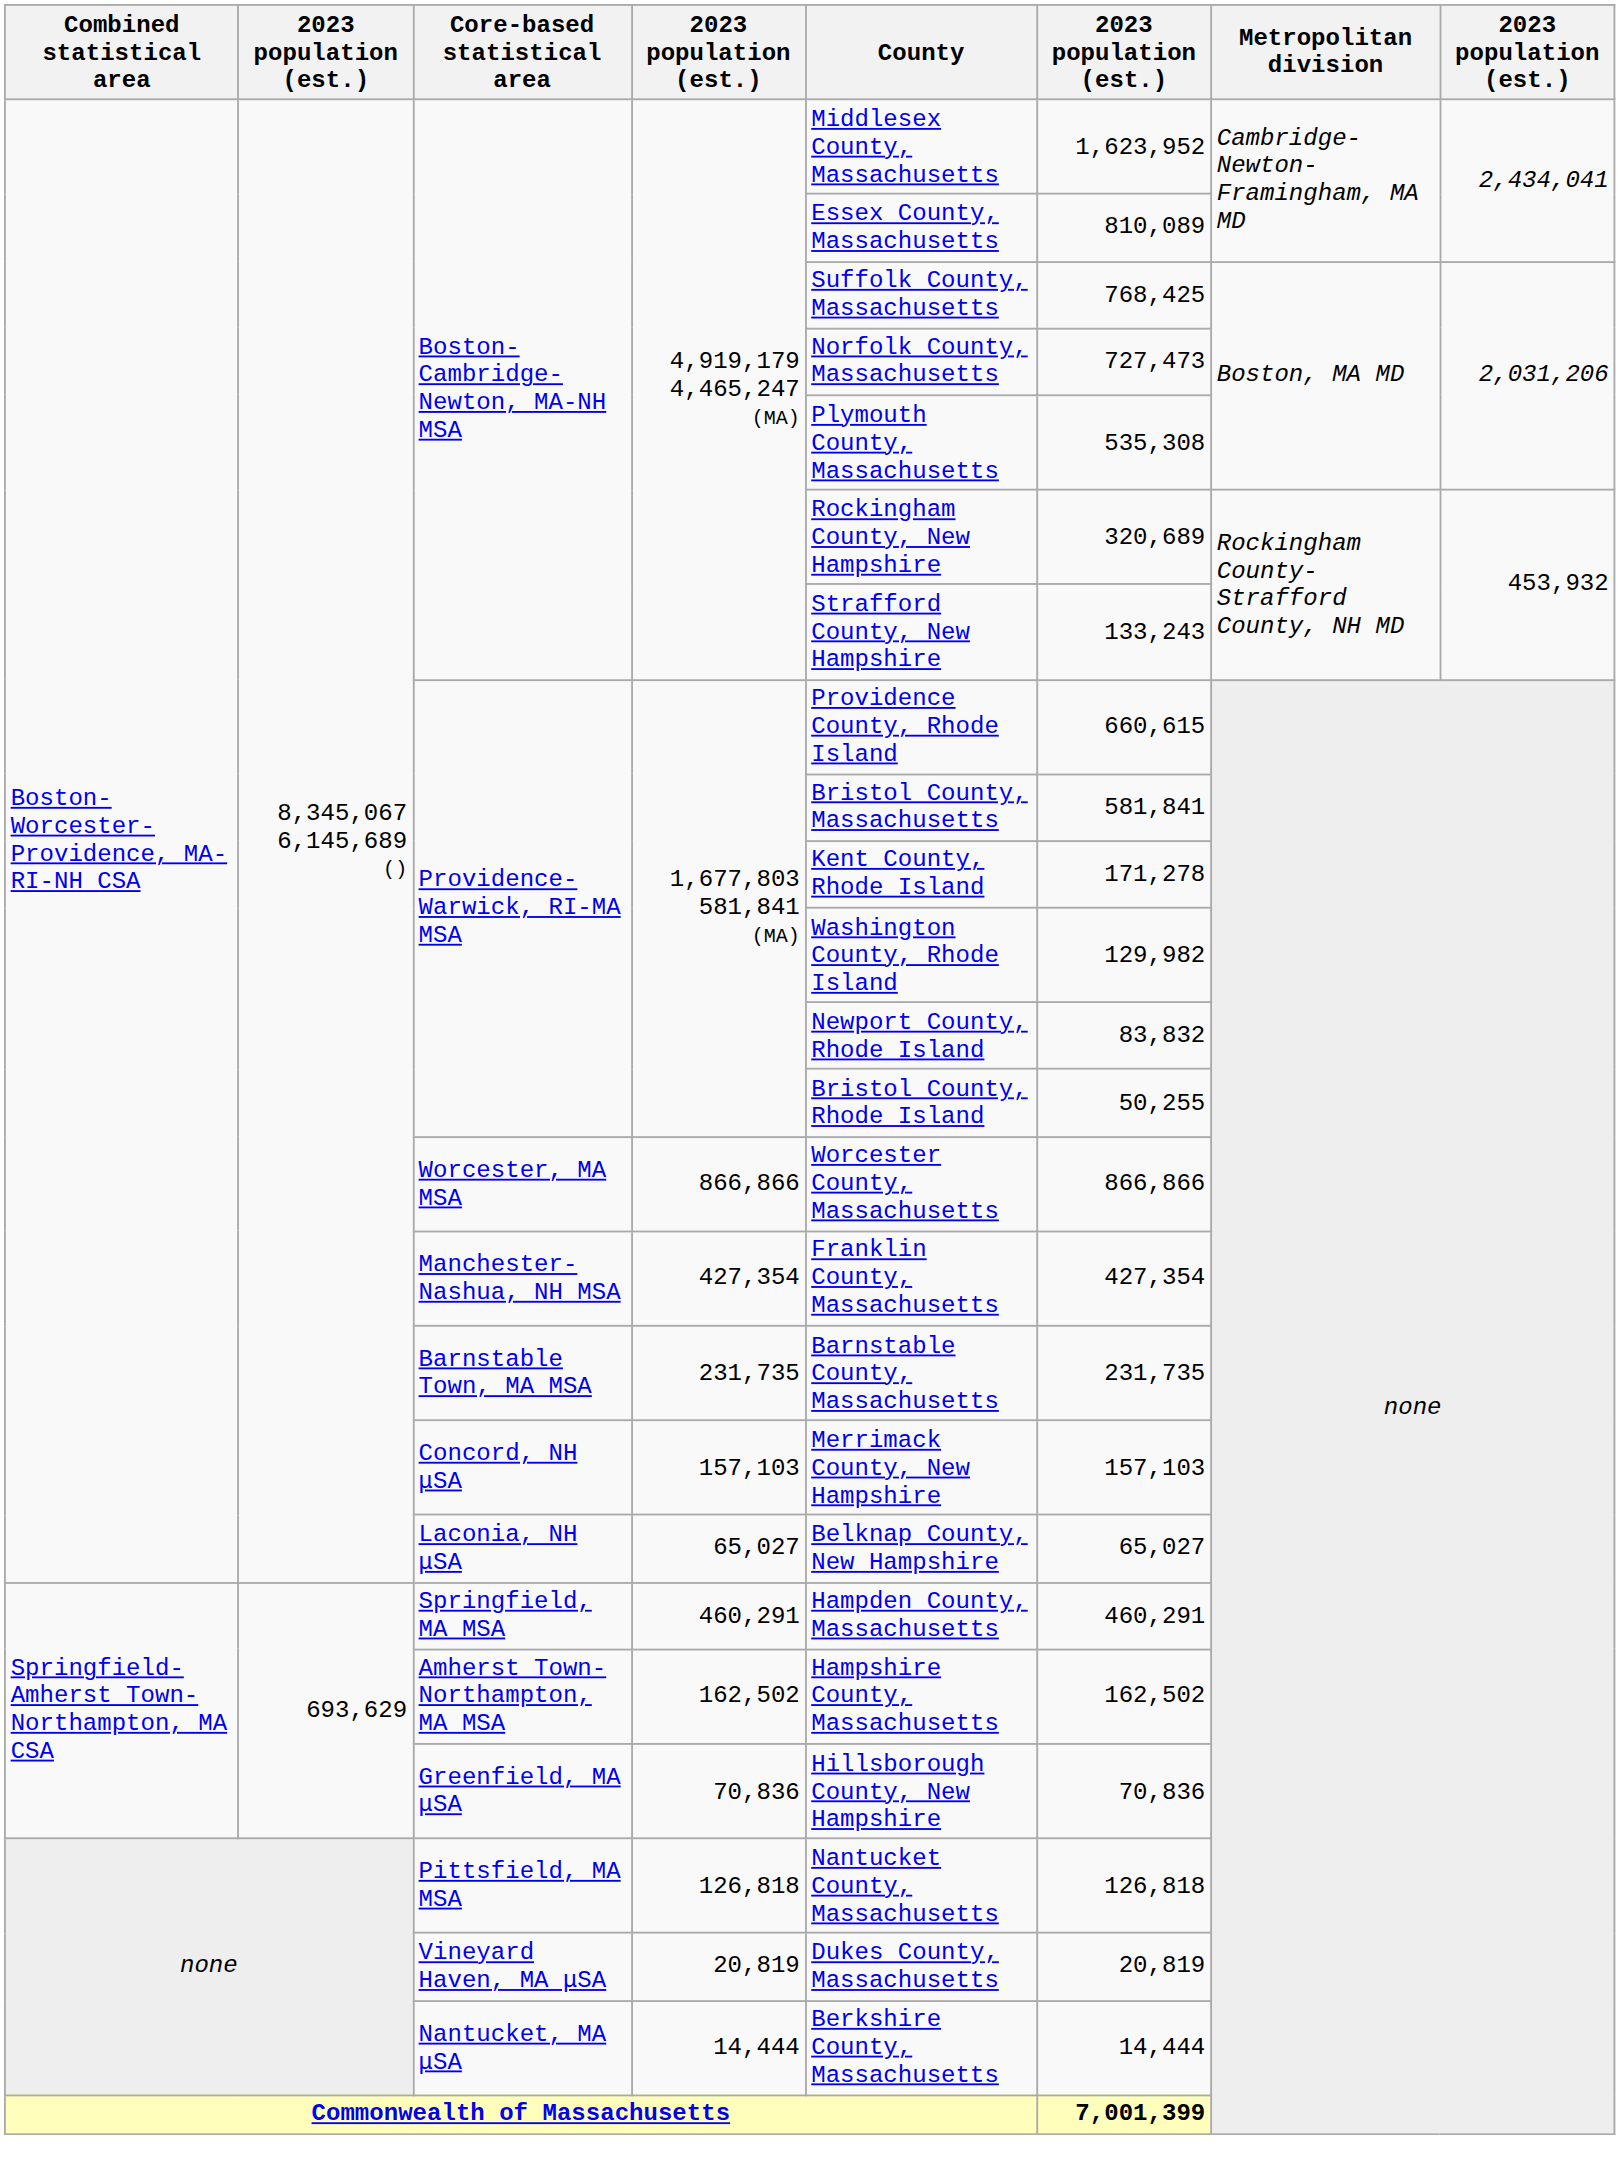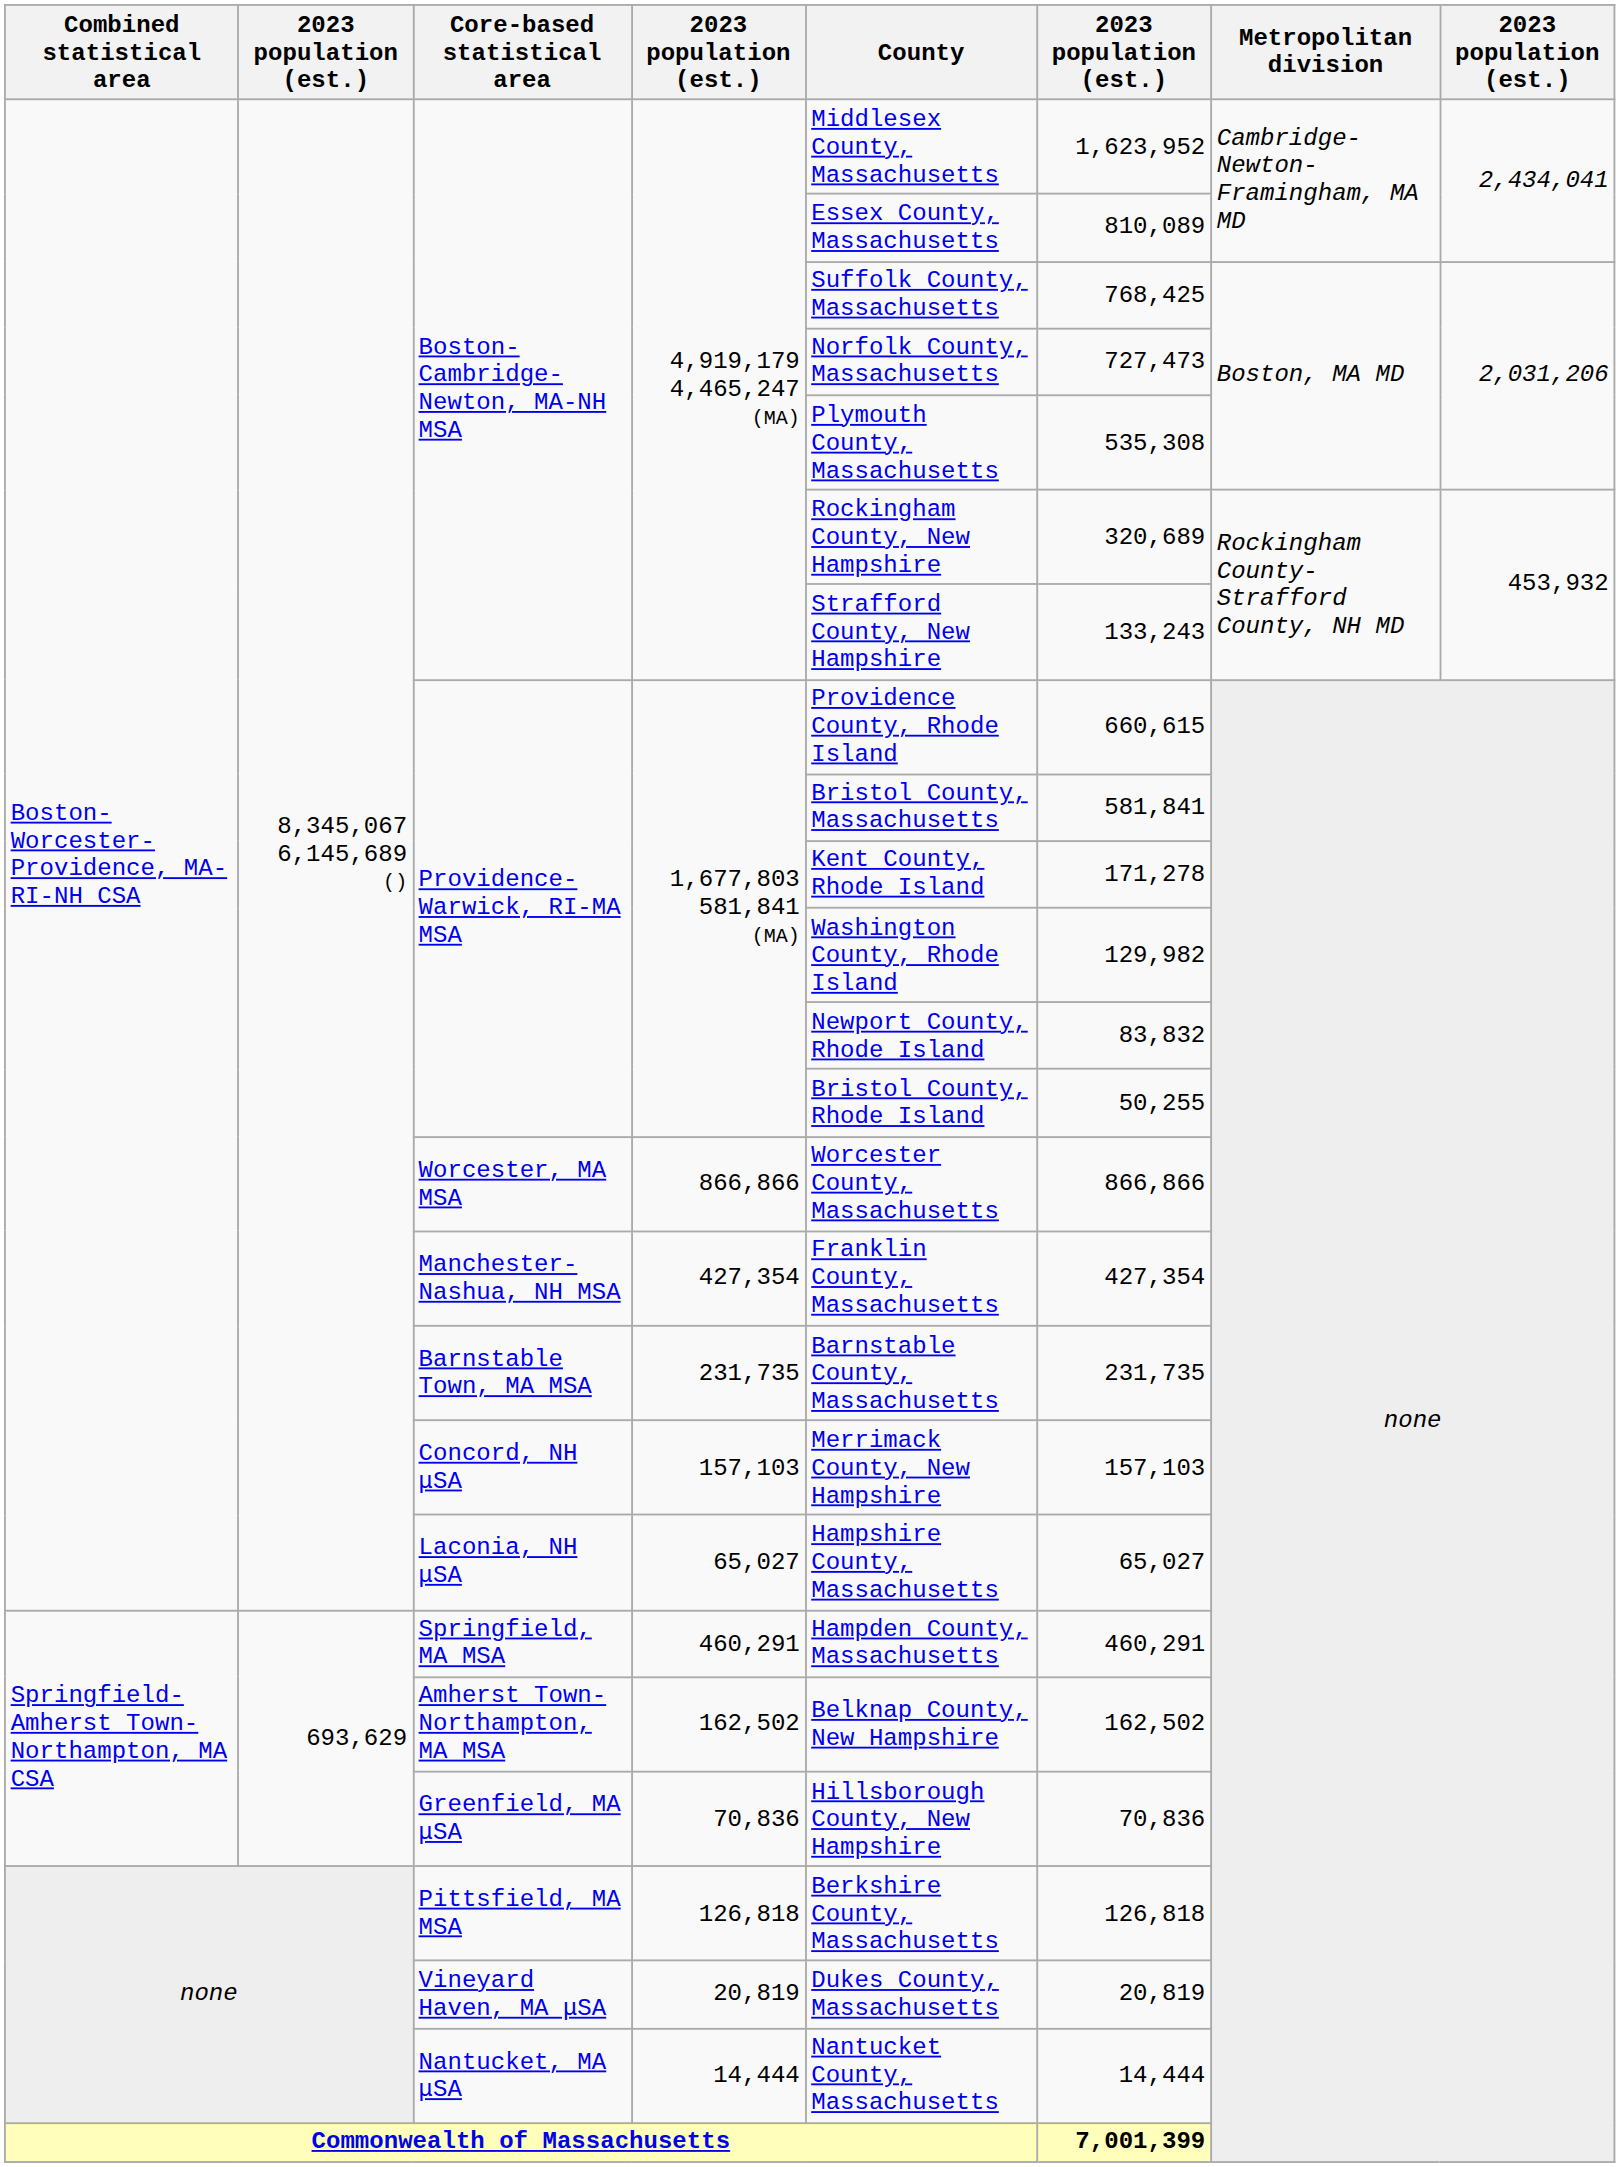(919, 1549) Belknap County, New Hampshire -> (905, 1563) Hampshire County, Massachusetts
(905, 1696) Hampshire County, Massachusetts -> (919, 1724) Belknap County, New Hampshire
(905, 1886) Nantucket County, Massachusetts -> (905, 1914) Berkshire County, Massachusetts
(905, 2047) Berkshire County, Massachusetts -> (905, 2075) Nantucket County, Massachusetts
